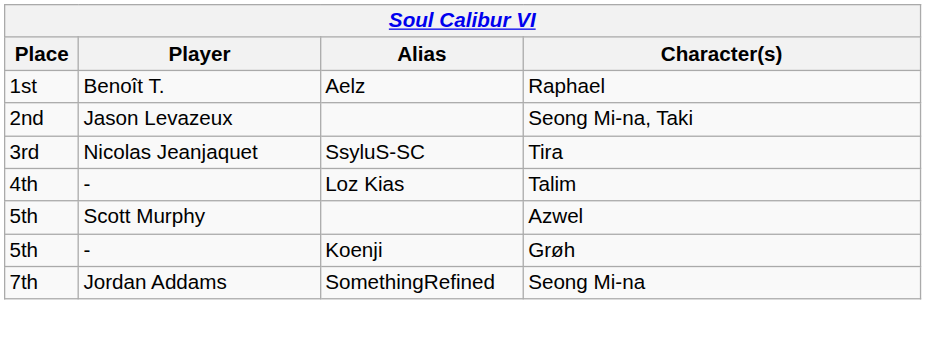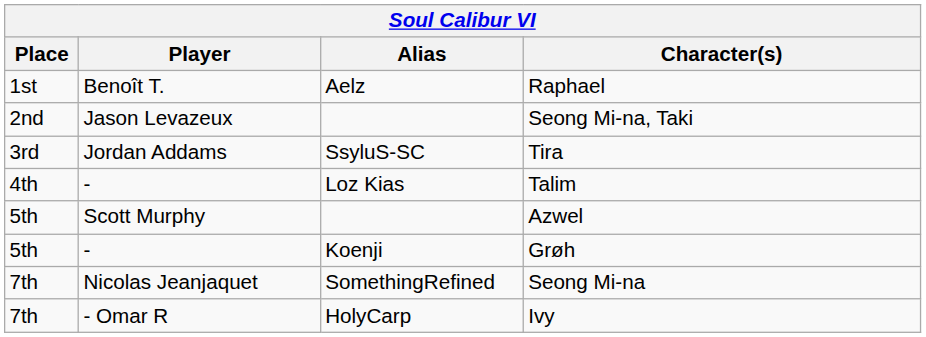(171, 151) Nicolas Jeanjaquet -> (155, 151) Jordan Addams
(155, 282) Jordan Addams -> (171, 282) Nicolas Jeanjaquet
+ row: (541, 315)
